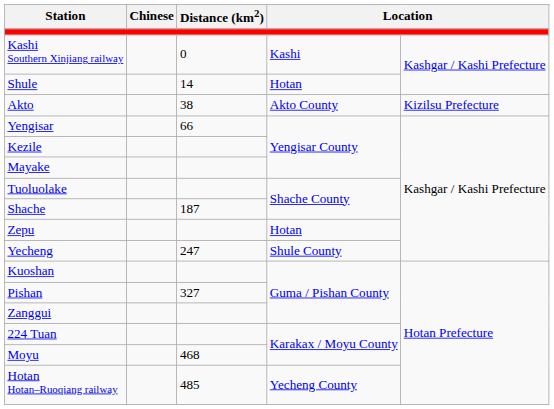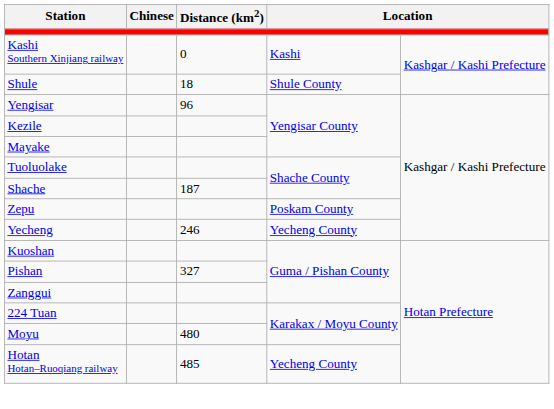(187, 84) 14 -> (187, 84) 18
(286, 84) Hotan -> (306, 84) Shule County
- row: (21, 105)
(187, 126) 66 -> (187, 105) 96
(286, 230) Hotan -> (312, 209) Poskam County
(190, 250) 247 -> (190, 230) 246
(306, 250) Shule County -> (313, 230) Yecheng County
(190, 354) 468 -> (190, 334) 480
